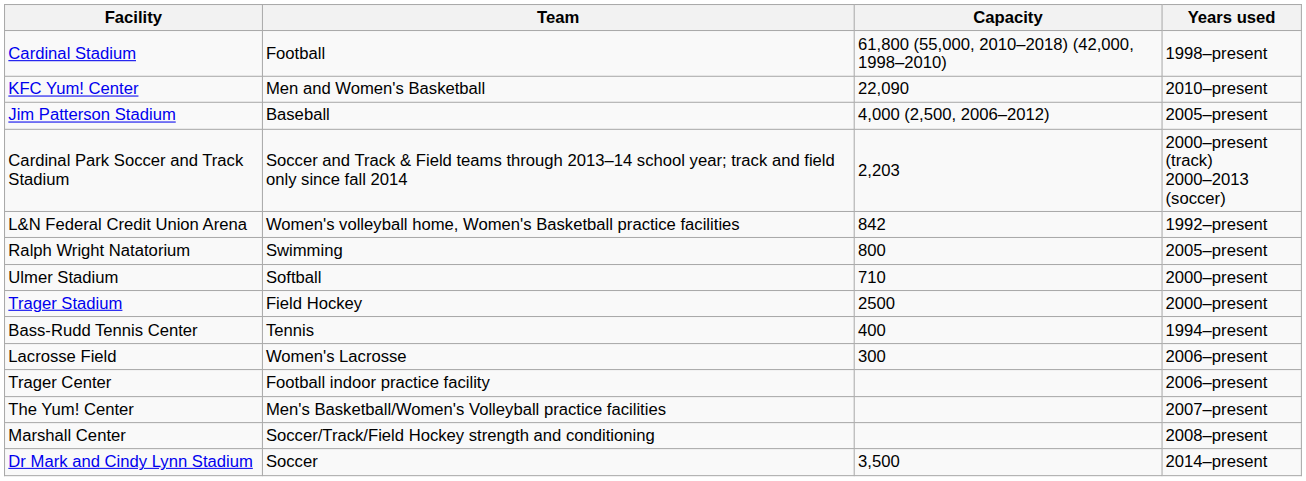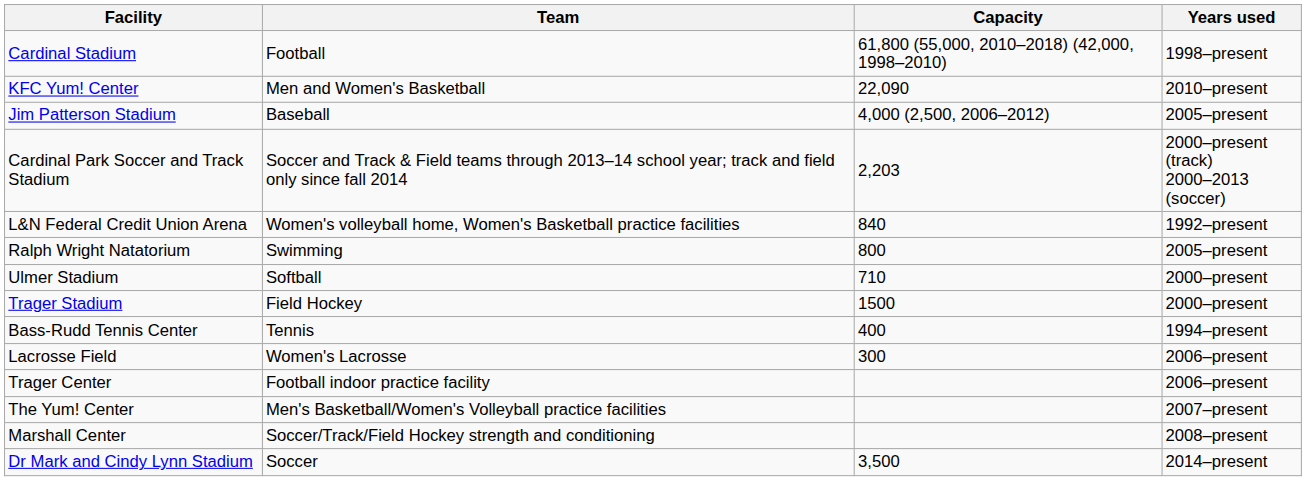(872, 224) 842 -> (872, 224) 840
(877, 303) 2500 -> (877, 303) 1500
